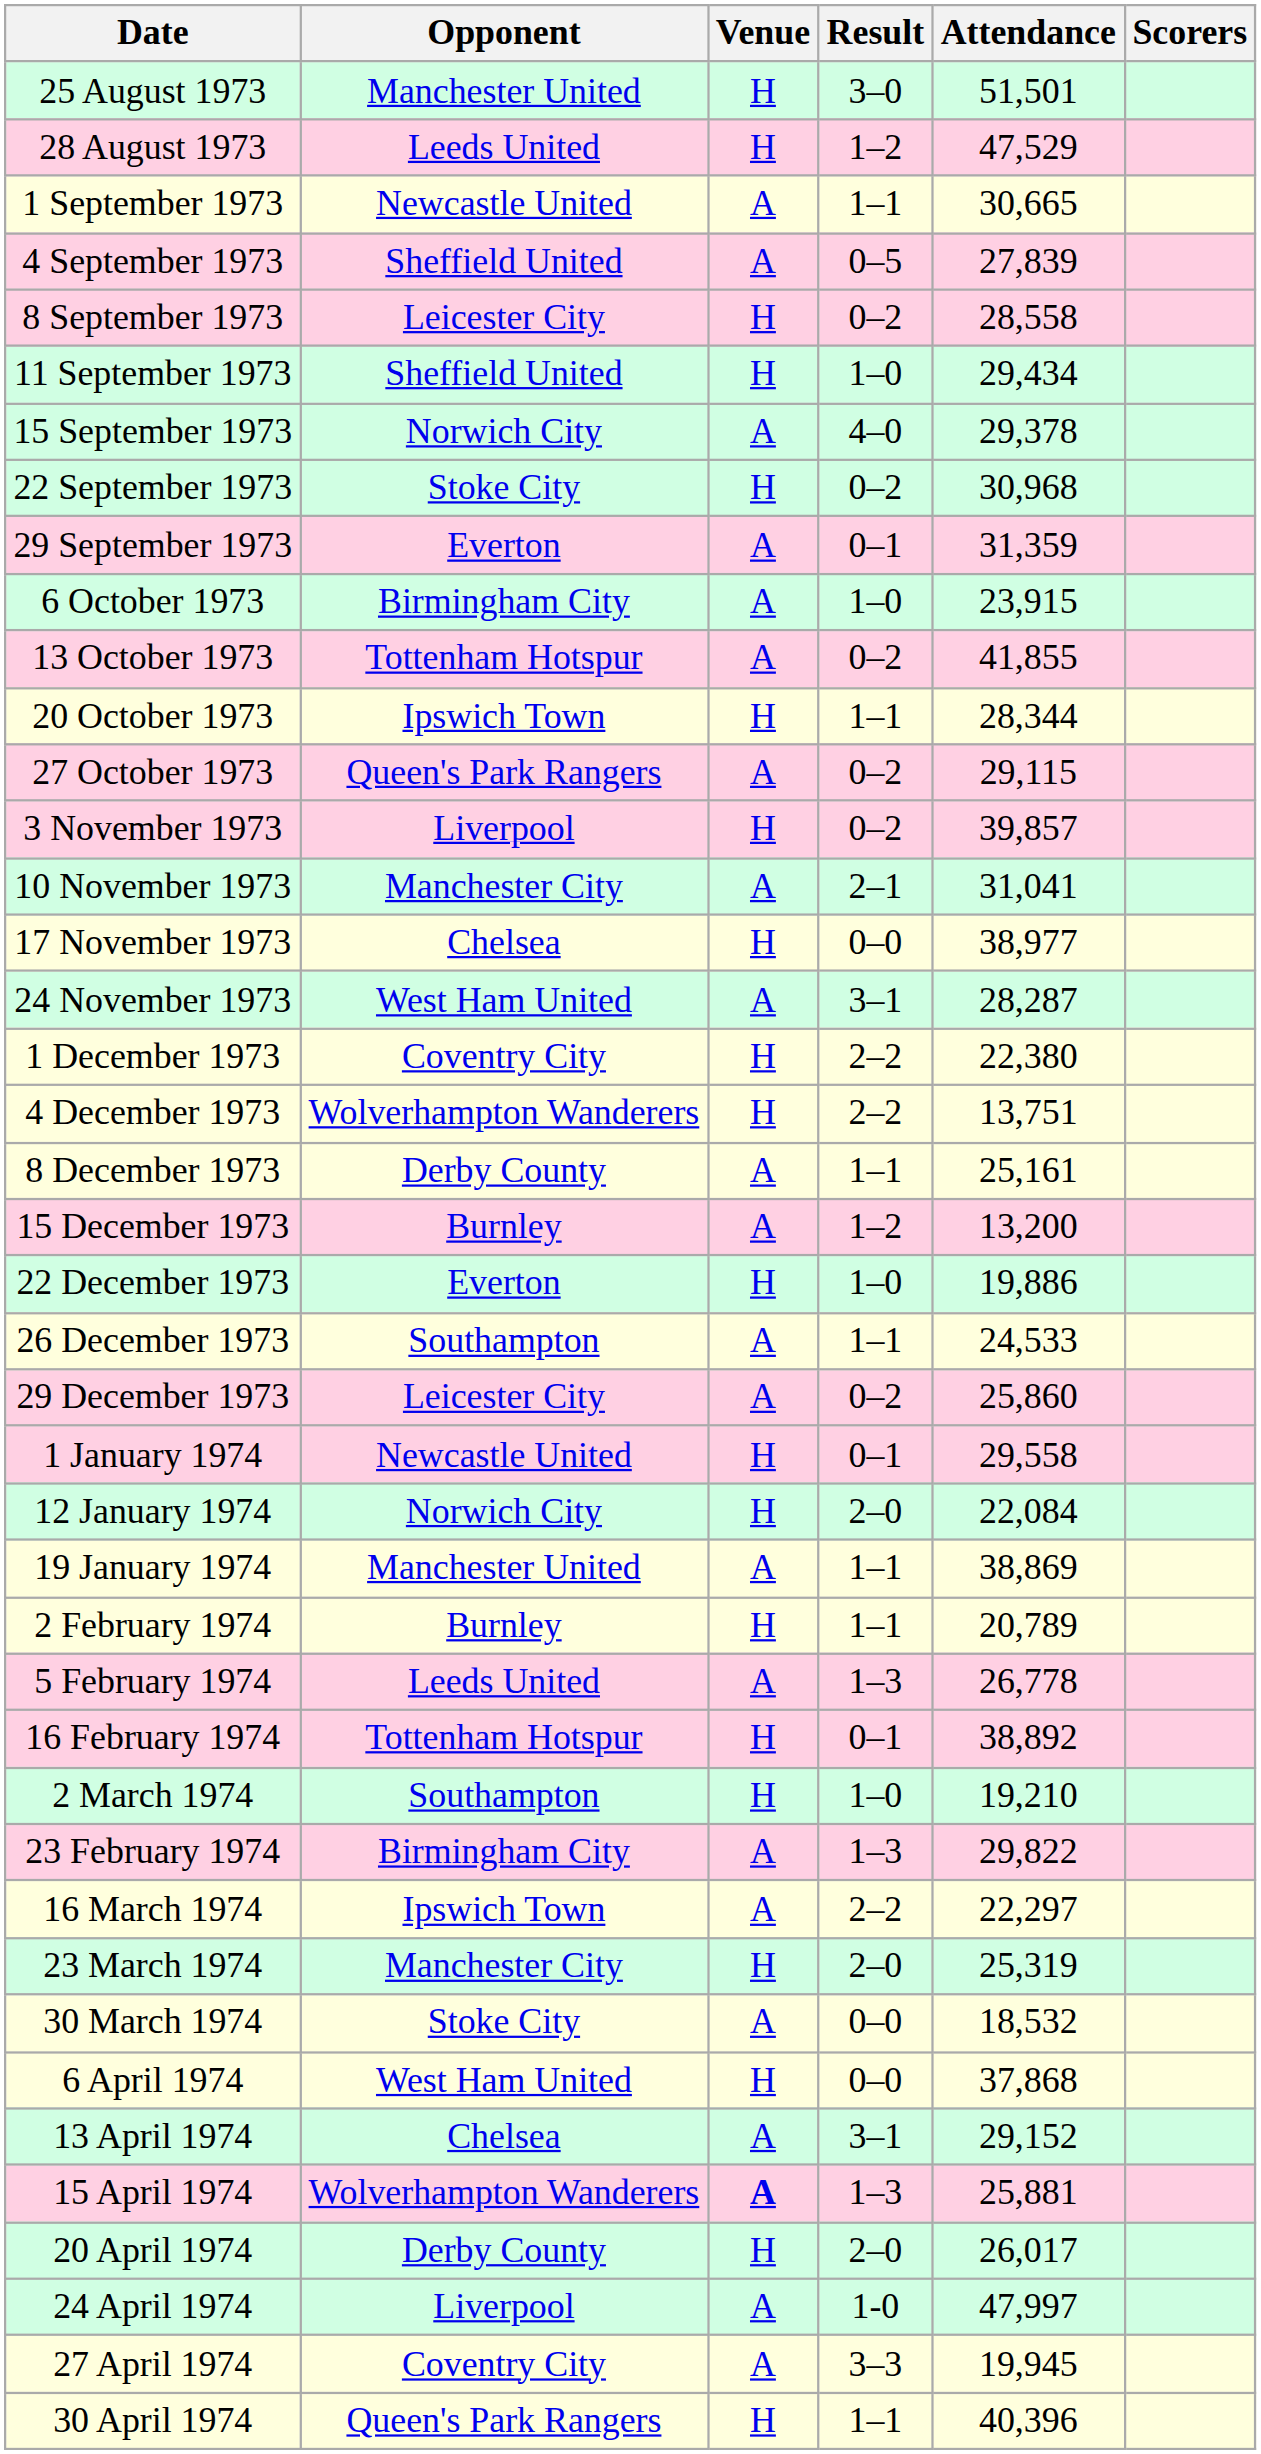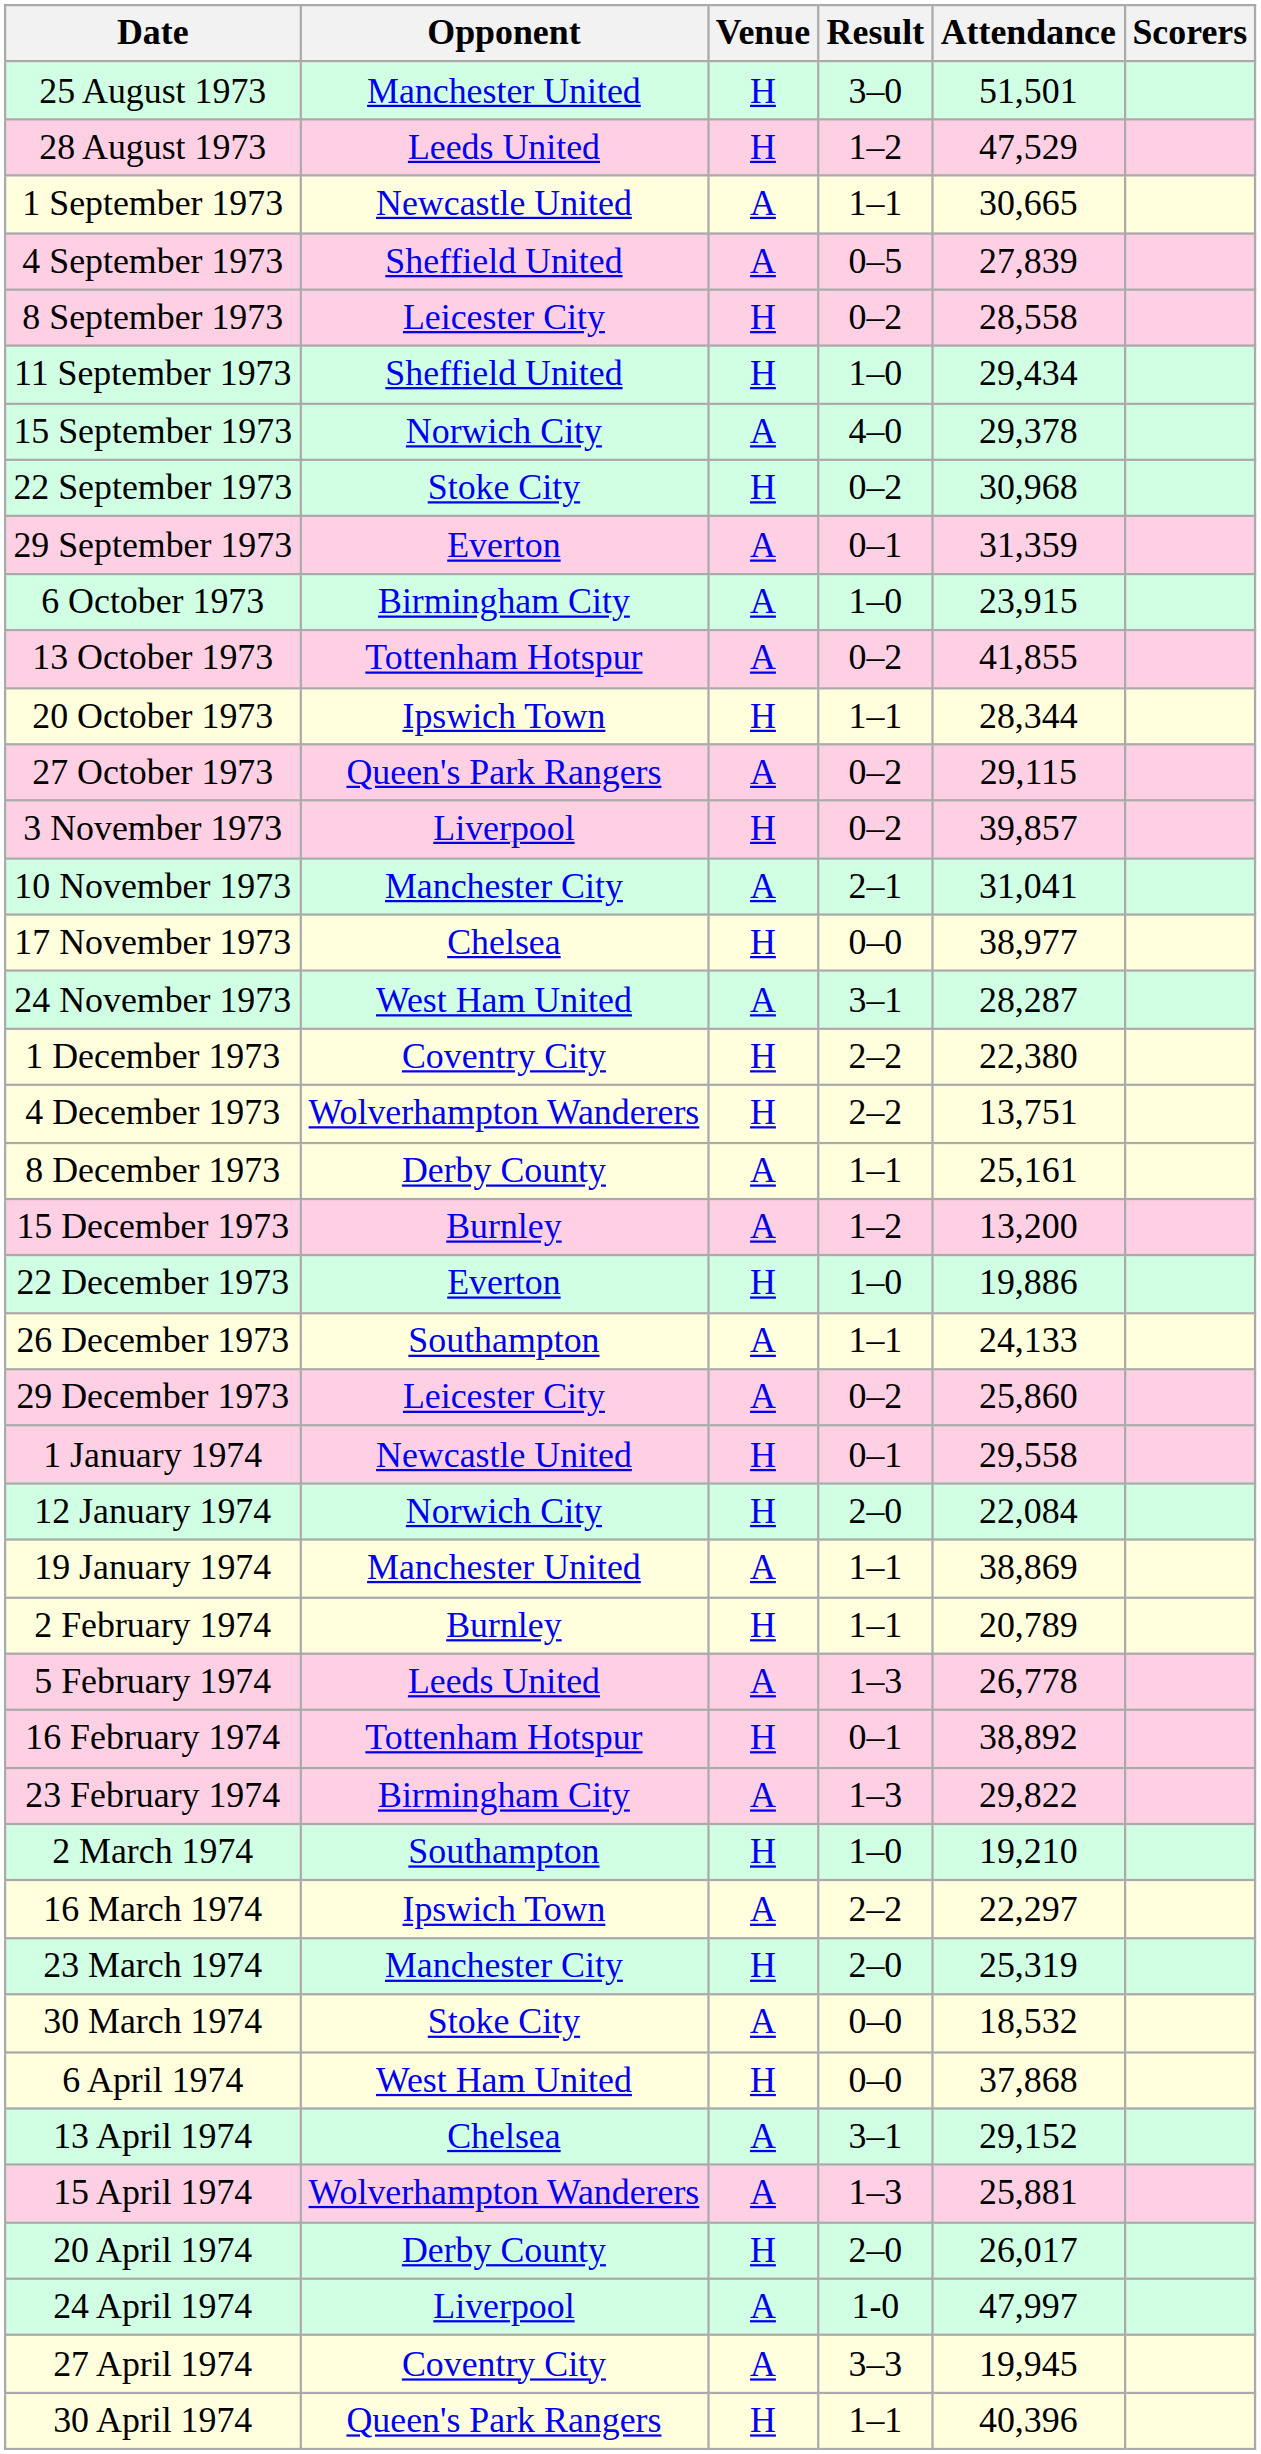(1028, 1340) 24,533 -> (1028, 1340) 24,133
rows swapped: (153, 1851) <-> (153, 1794)
(763, 2192) bold -> (763, 2192) normal
